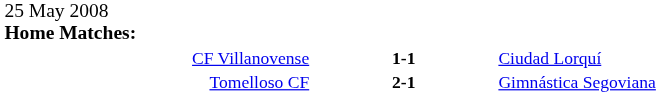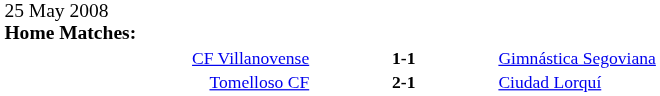(550, 57) Ciudad Lorquí -> (577, 57) Gimnástica Segoviana
(577, 82) Gimnástica Segoviana -> (550, 82) Ciudad Lorquí
